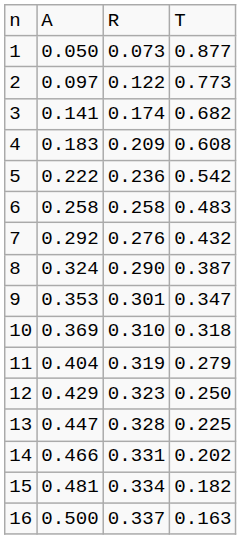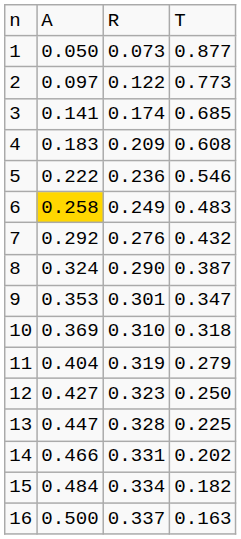(203, 114) 0.682 -> (203, 114) 0.685
(203, 176) 0.542 -> (203, 176) 0.546
(70, 207) no background -> (70, 207) gold background
(136, 207) 0.258 -> (136, 207) 0.249
(70, 394) 0.429 -> (70, 394) 0.427
(70, 487) 0.481 -> (70, 487) 0.484
